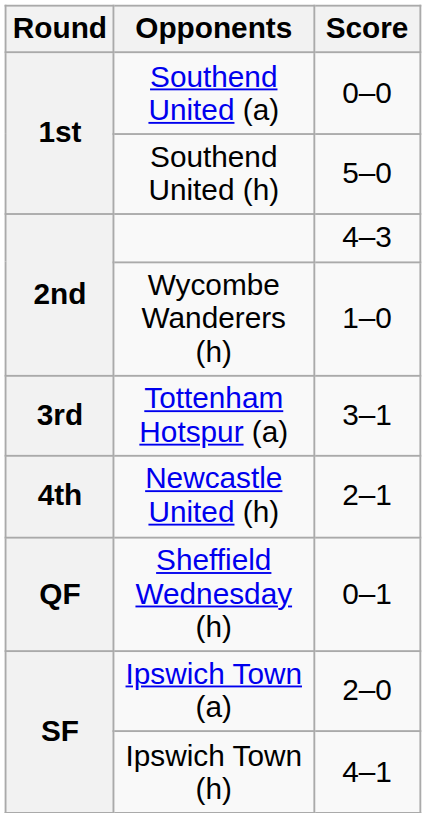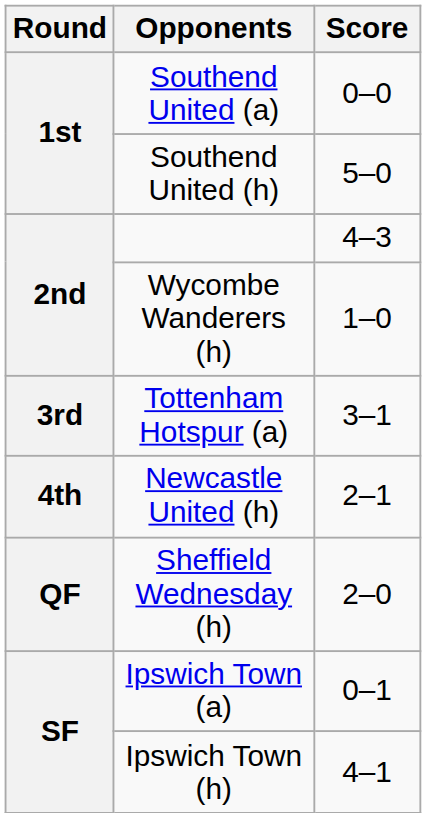(367, 593) 0–1 -> (367, 593) 2–0
(367, 691) 2–0 -> (367, 691) 0–1
